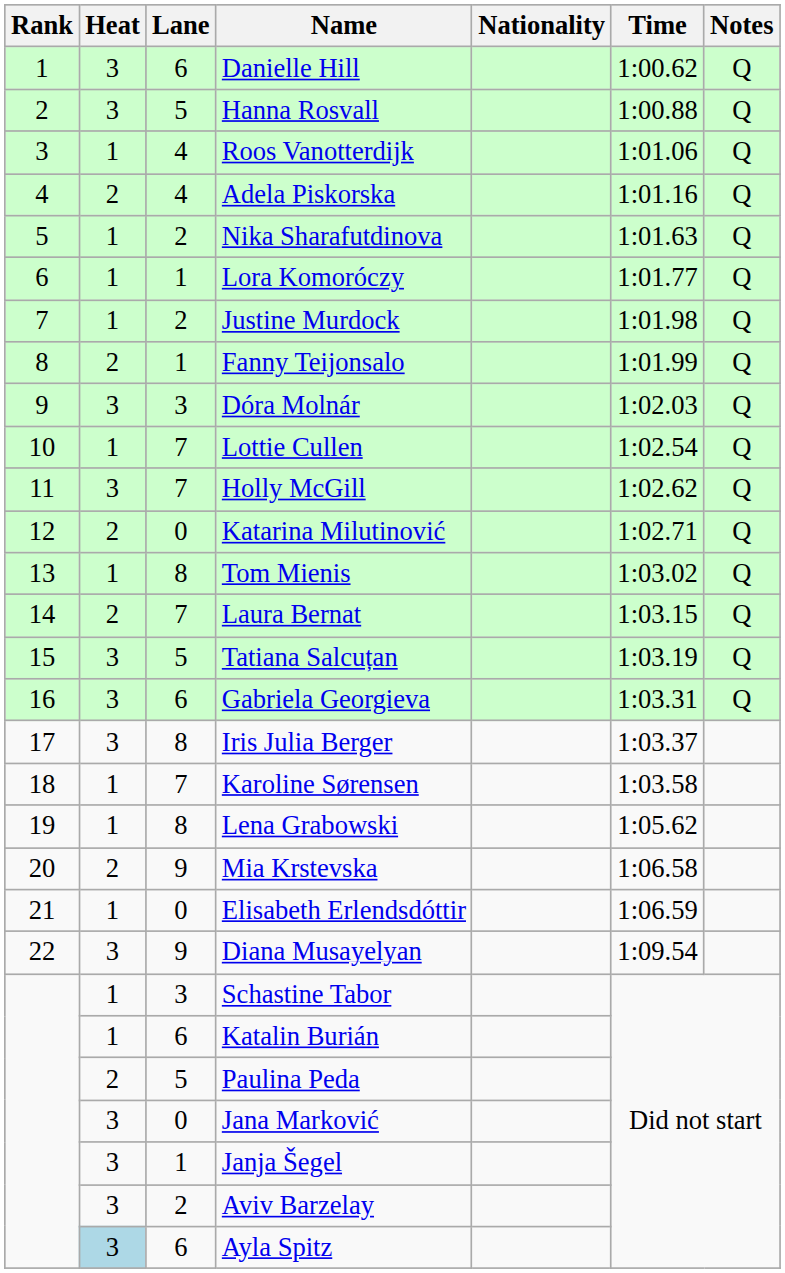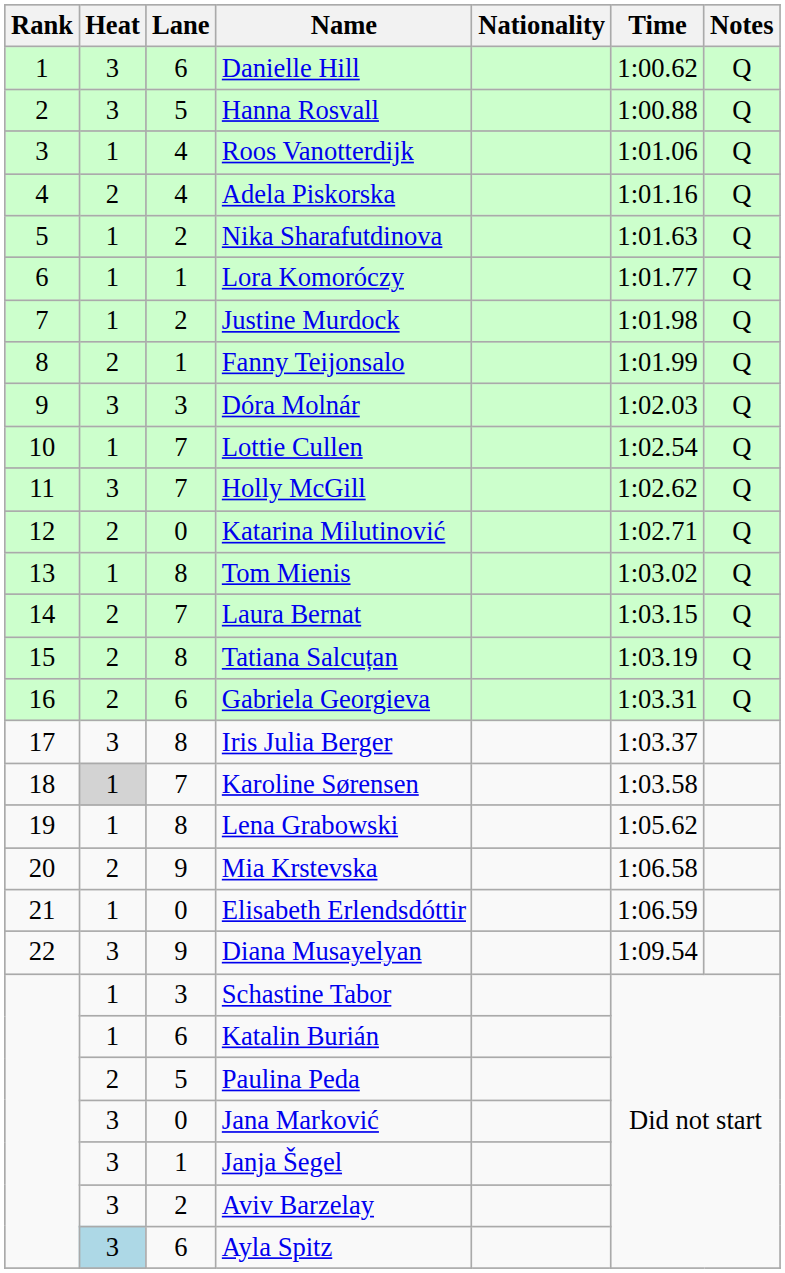(112, 657) 3 -> (112, 657) 2
(181, 657) 5 -> (181, 657) 8
(112, 699) 3 -> (112, 699) 2
(112, 783) no background -> (112, 783) lightgrey background
